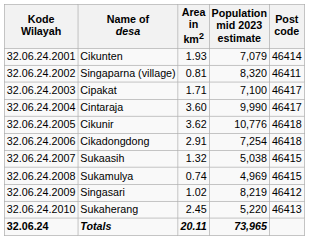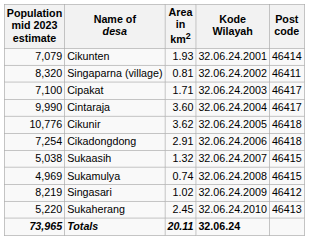columns swapped: (41, 26) <-> (239, 26)
